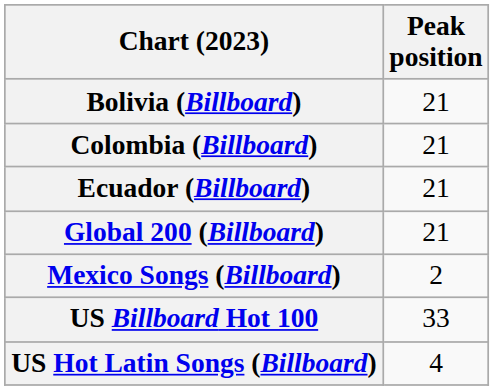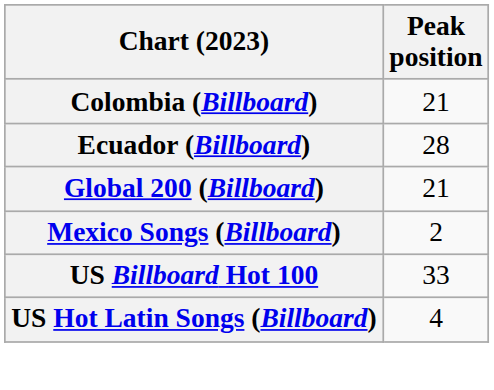- row: (194, 100)
(436, 188) 21 -> (436, 144) 28
